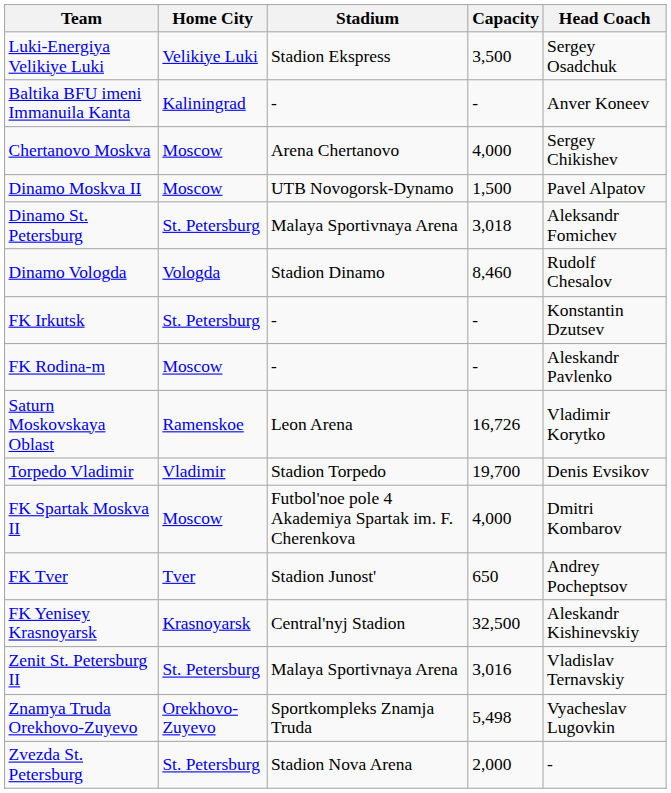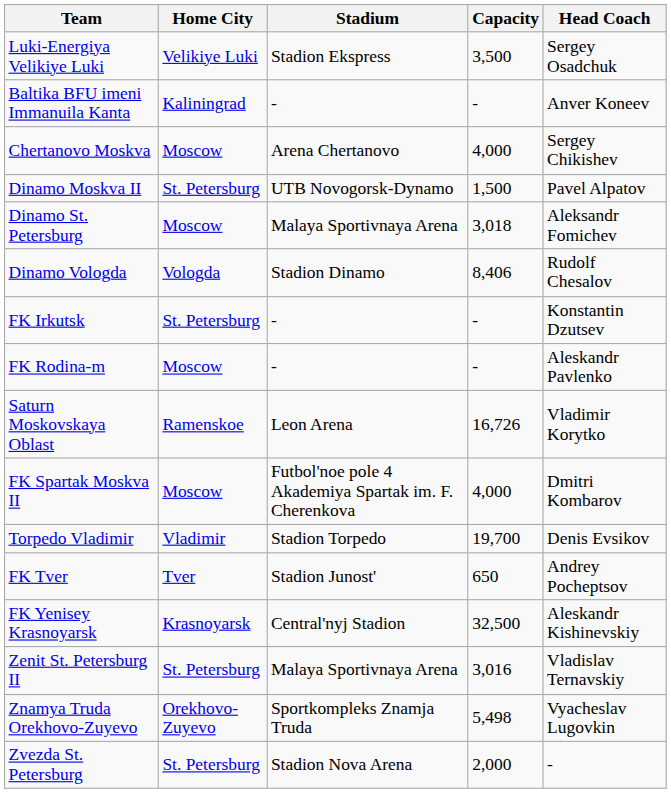(192, 187) Moscow -> (211, 187) St. Petersburg
(211, 225) St. Petersburg -> (192, 225) Moscow
(492, 272) 8,460 -> (492, 272) 8,406
rows swapped: (79, 518) <-> (71, 471)
